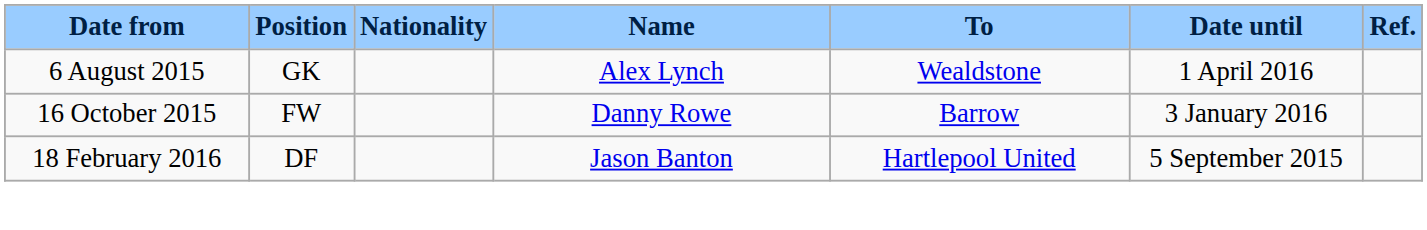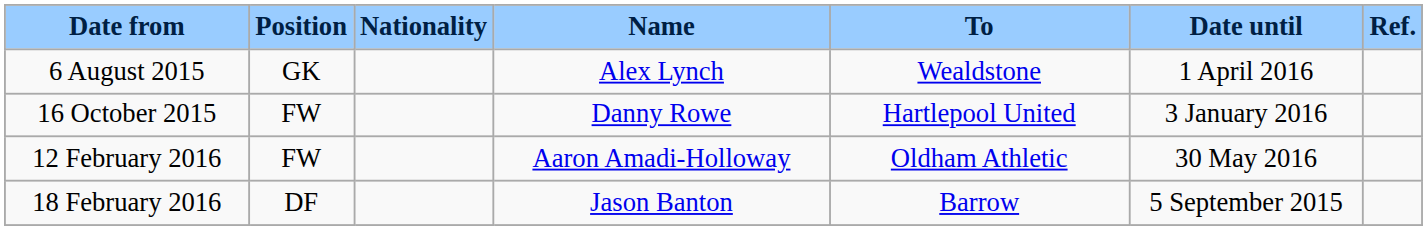(979, 114) Barrow -> (979, 114) Hartlepool United
+ row: (127, 158)
(979, 158) Hartlepool United -> (979, 202) Barrow
